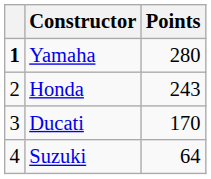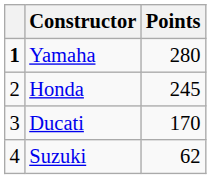(185, 89) 243 -> (185, 89) 245
(190, 156) 64 -> (190, 156) 62
